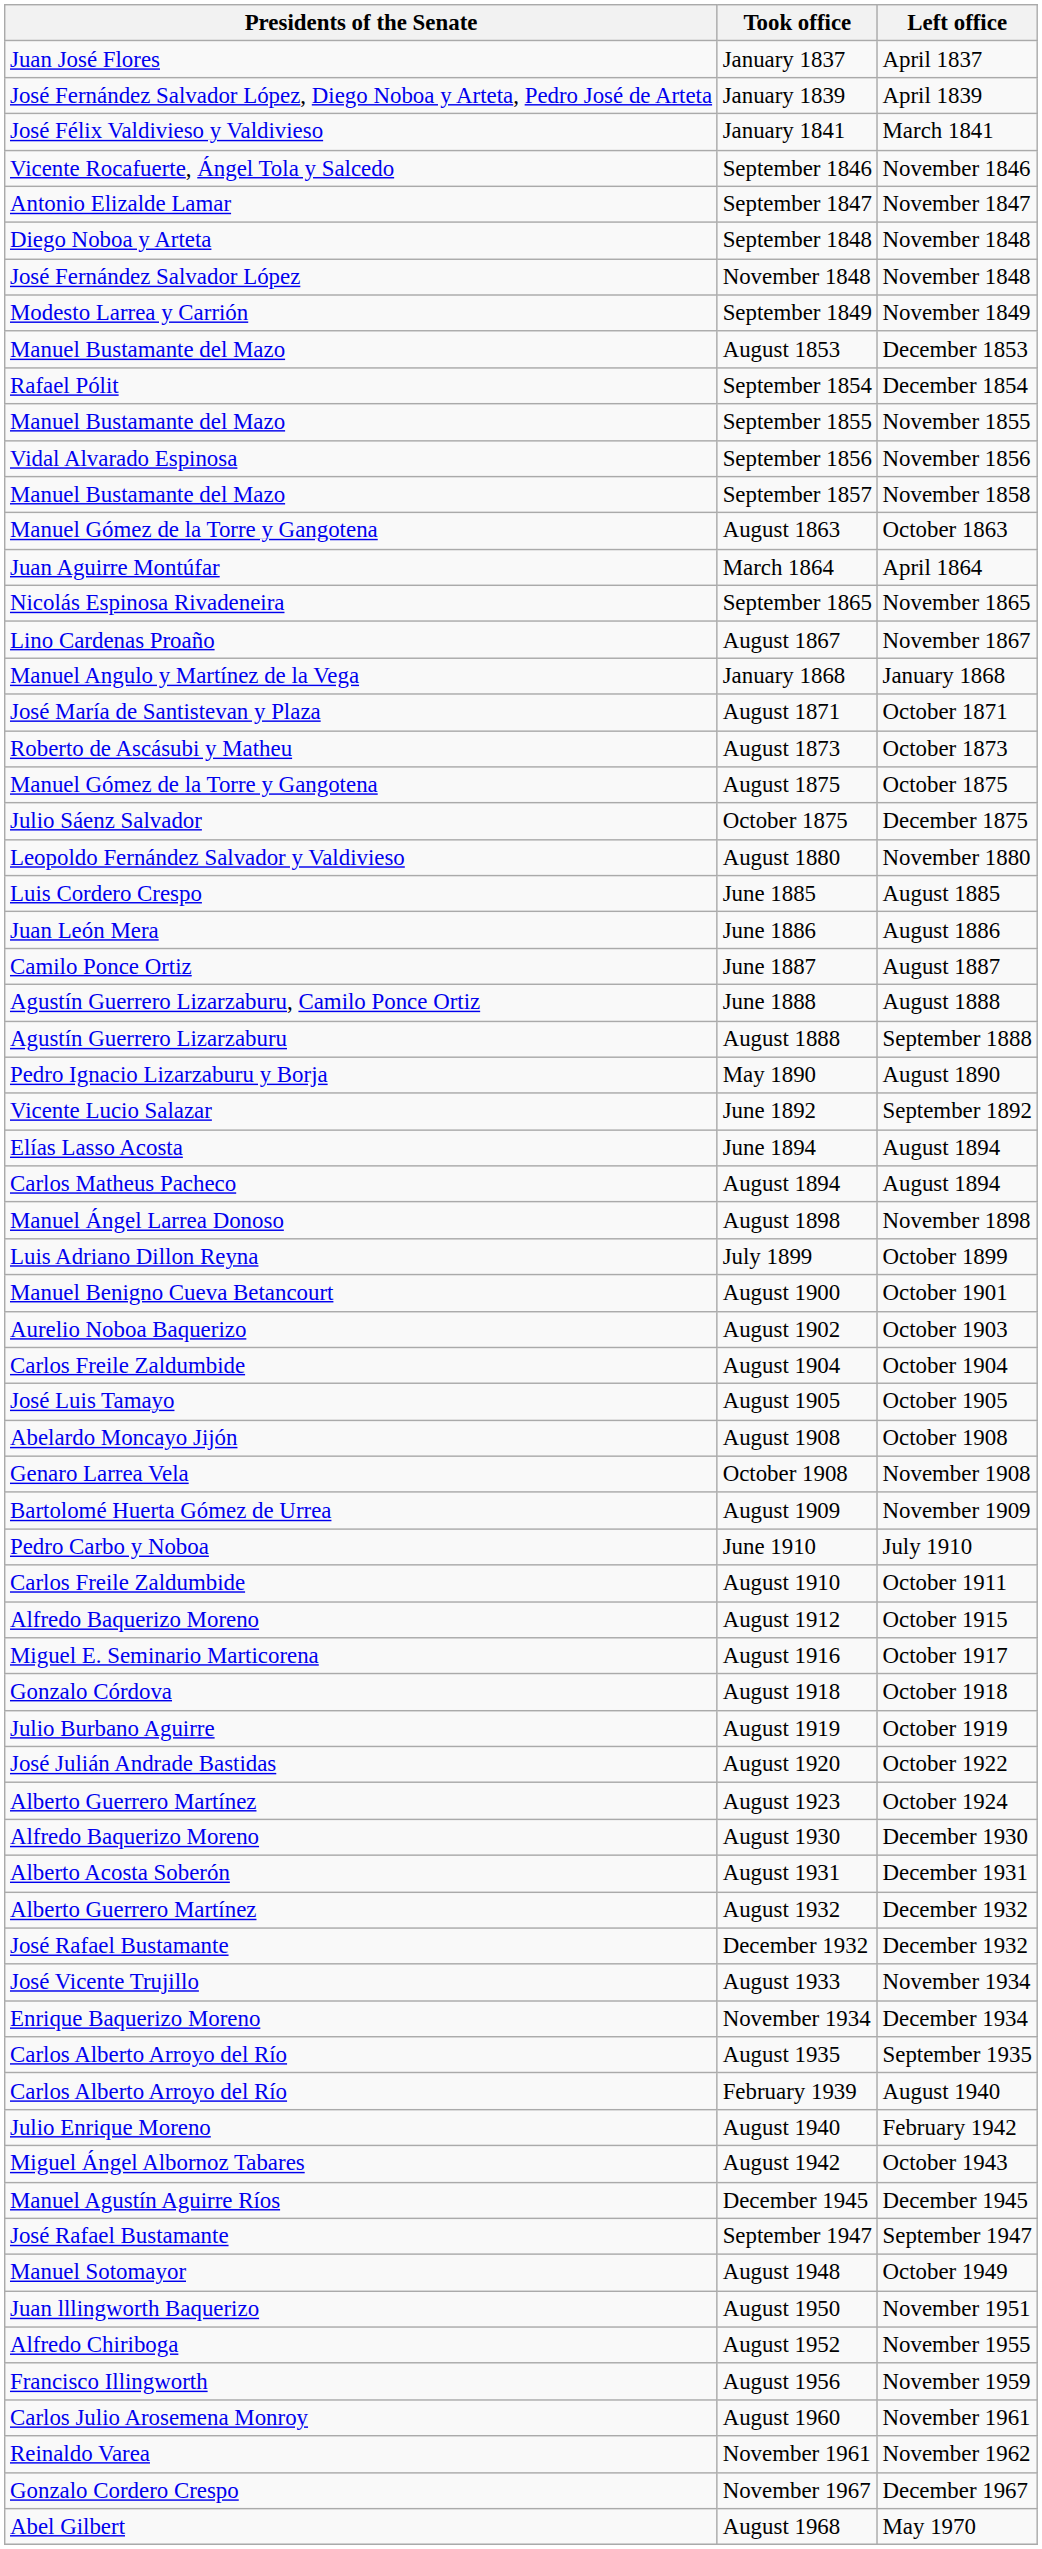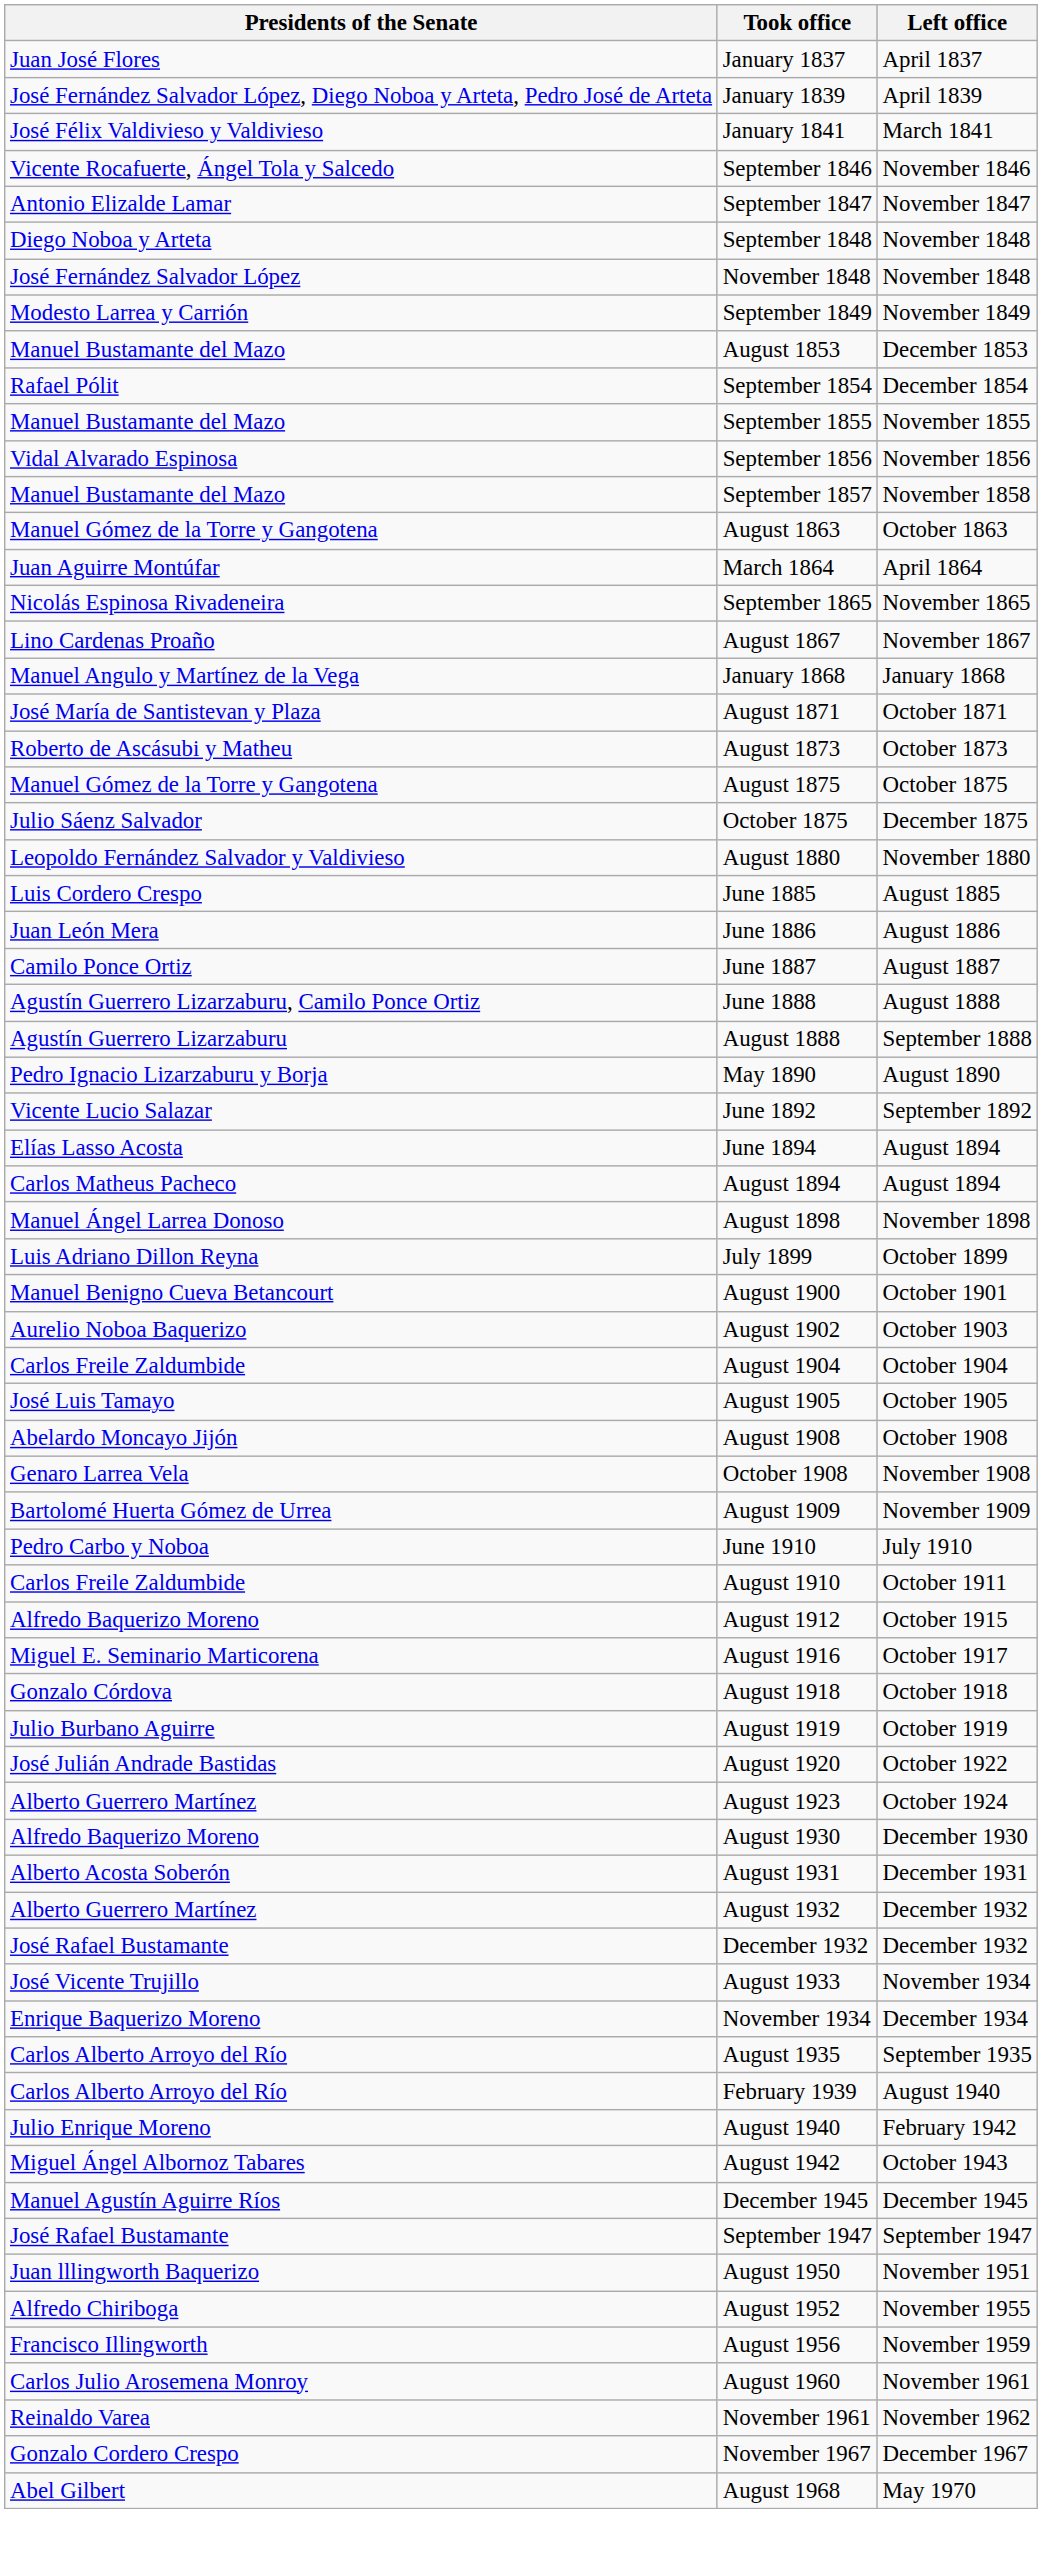- row: (781, 2272)
